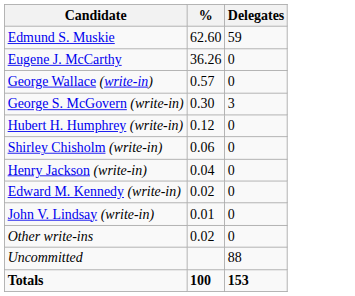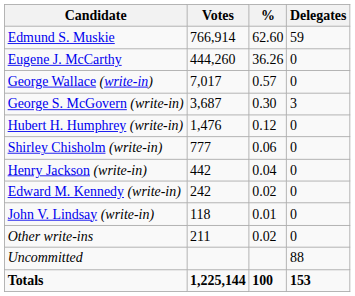+ column: (218, 15)
